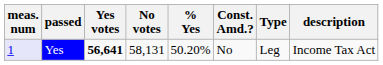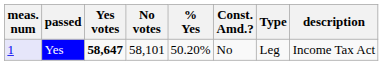(105, 49) 56,641 -> (105, 49) 58,647
(147, 49) 58,131 -> (147, 49) 58,101
